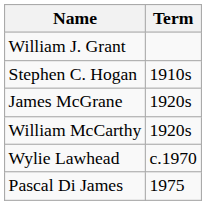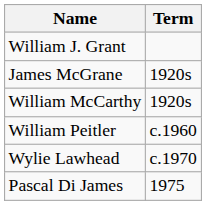- row: (73, 74)
+ row: (62, 130)
